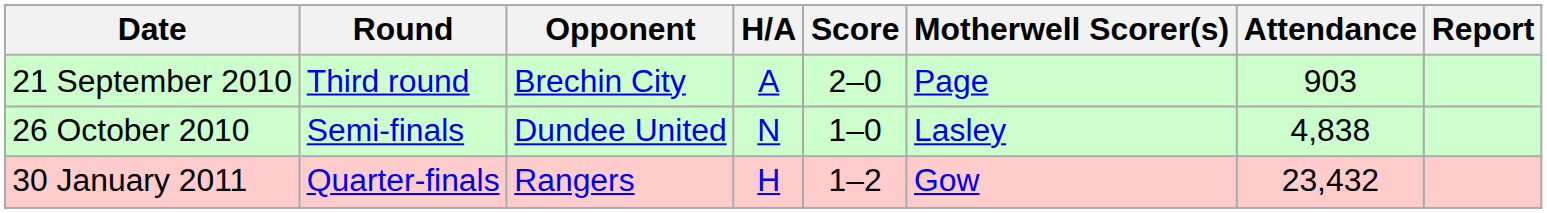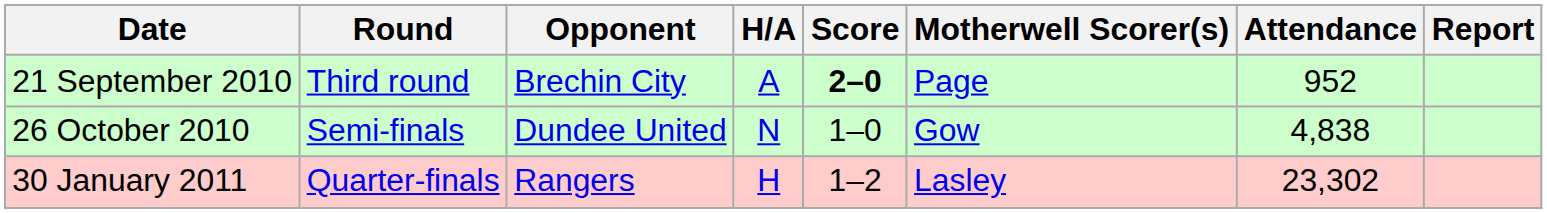(855, 80) normal -> (855, 80) bold
(1330, 80) 903 -> (1330, 80) 952
(960, 130) Lasley -> (947, 130) Gow
(947, 181) Gow -> (960, 181) Lasley
(1330, 181) 23,432 -> (1330, 181) 23,302
